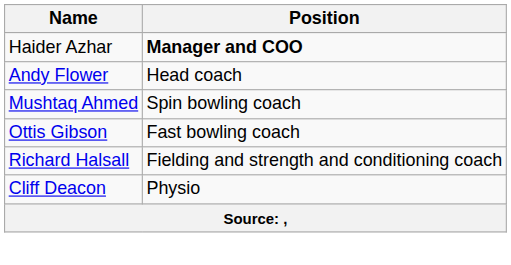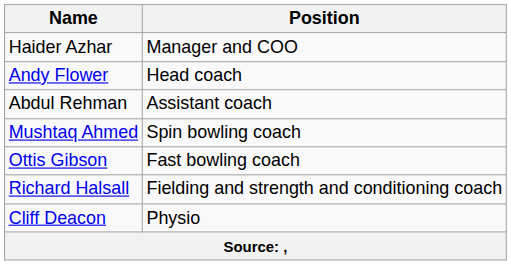(225, 47) bold -> (222, 47) normal
+ row: (68, 103)
